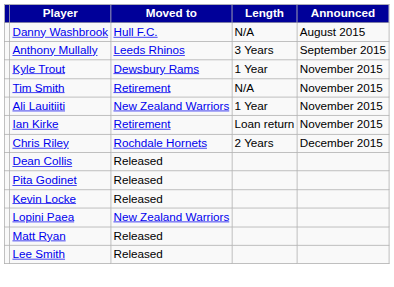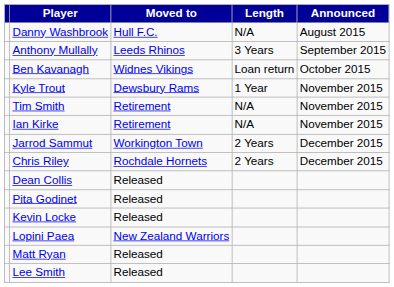+ row: (51, 69)
- row: (39, 106)
(264, 124) Loan return -> (244, 124) N/A
+ row: (52, 143)
